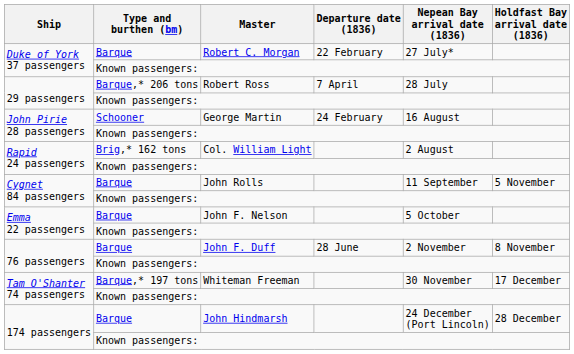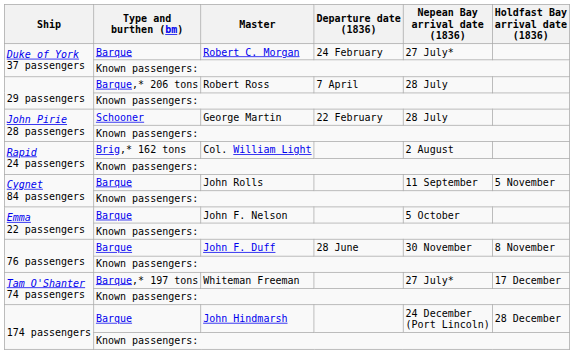(350, 52) 22 February -> (350, 52) 24 February
(350, 117) 24 February -> (350, 117) 22 February
(433, 117) 16 August -> (427, 117) 28 July
(436, 248) 2 November -> (439, 248) 30 November
(439, 280) 30 November -> (430, 280) 27 July*
